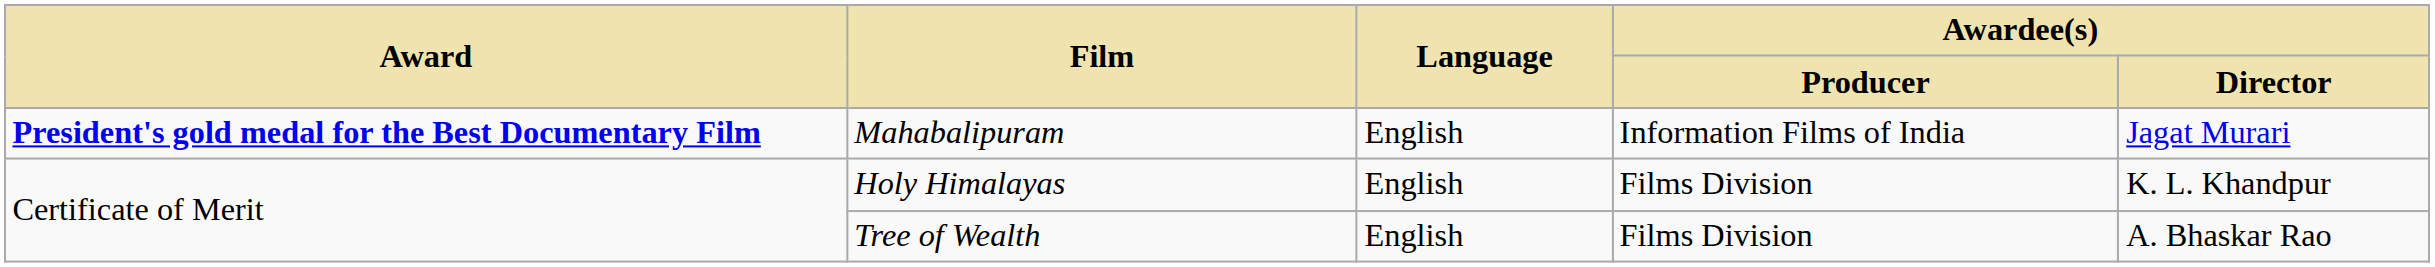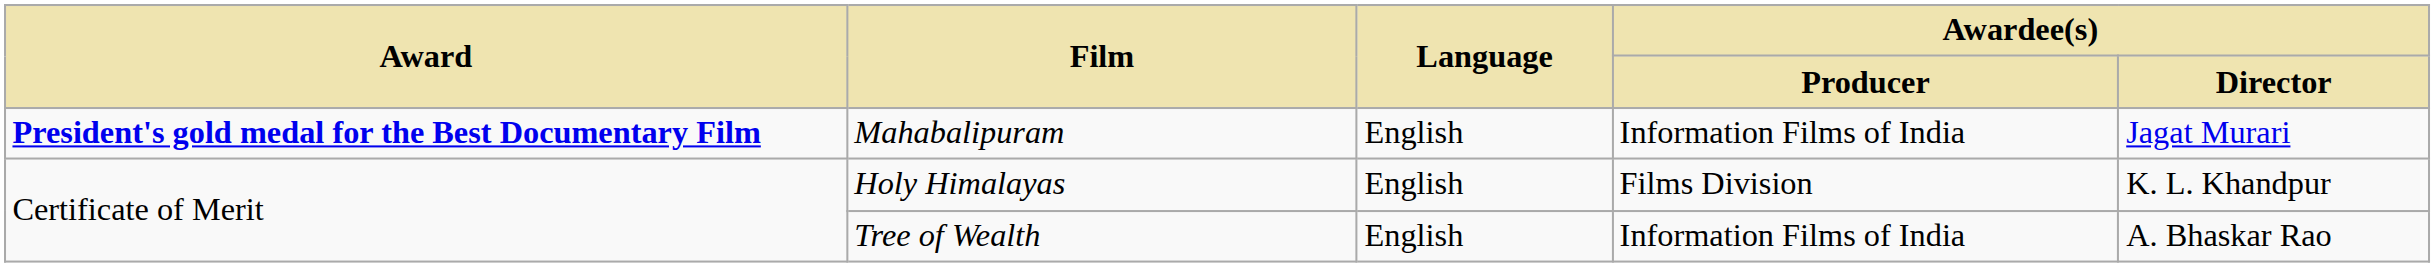(1716, 235) Films Division -> (1792, 235) Information Films of India
